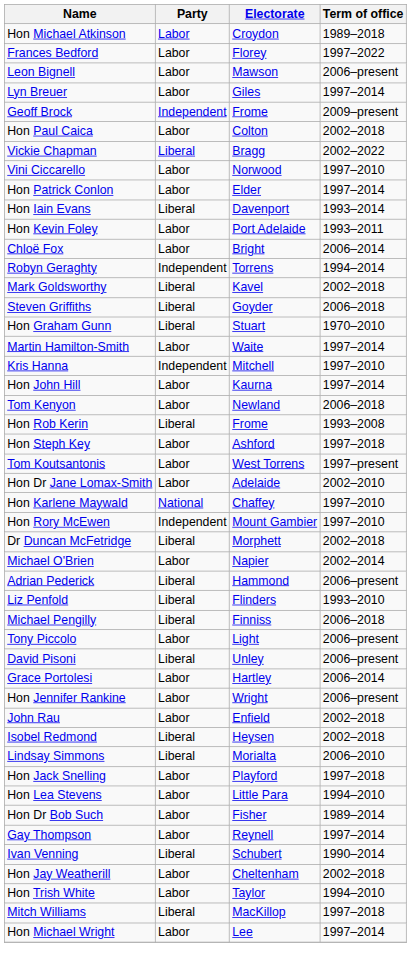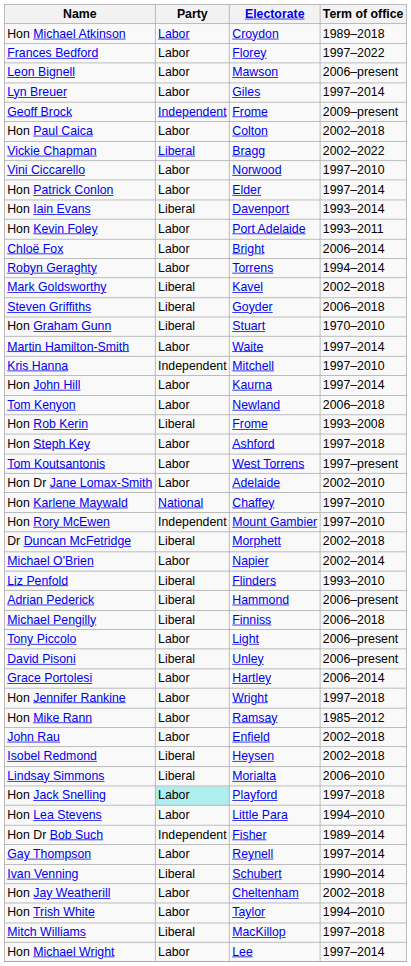(192, 268) Independent -> (174, 268) Labor
rows swapped: (51, 580) <-> (38, 600)
(361, 698) 2006–present -> (354, 698) 1997–2018
+ row: (50, 717)
(174, 776) no background -> (174, 795) paleturquoise background
(174, 815) Labor -> (192, 834) Independent
